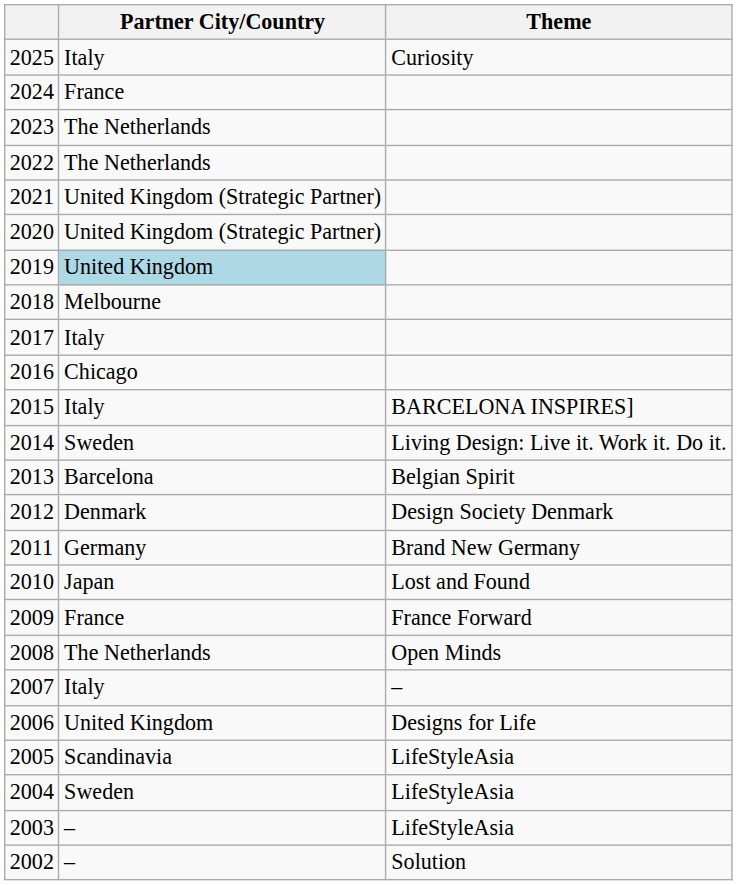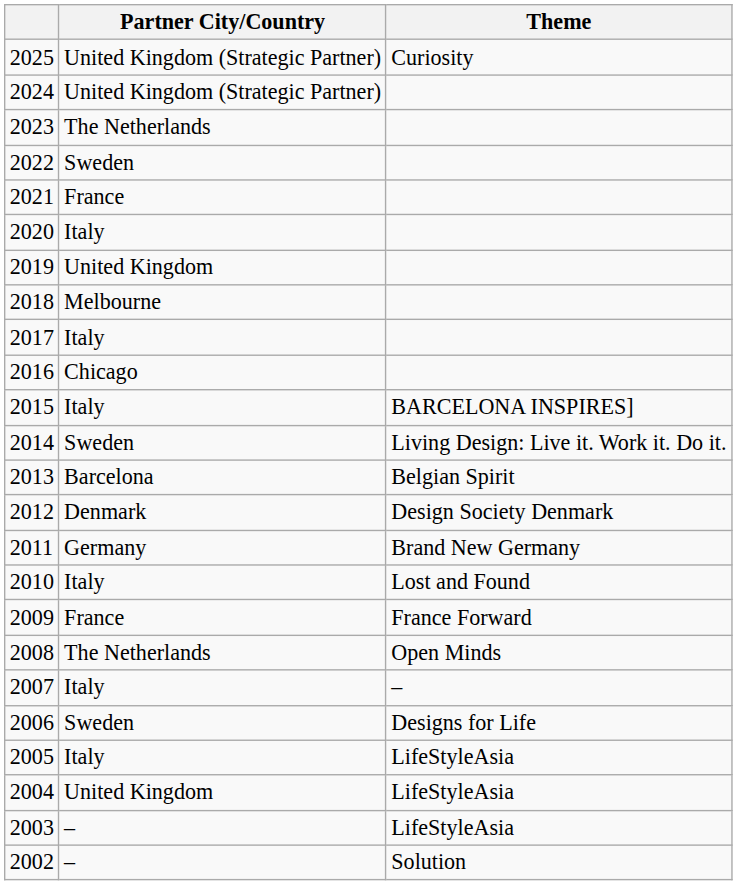(84, 57) Italy -> (223, 57) United Kingdom (Strategic Partner)
(94, 92) France -> (223, 92) United Kingdom (Strategic Partner)
(137, 162) The Netherlands -> (99, 162) Sweden
(223, 197) United Kingdom (Strategic Partner) -> (94, 197) France
(223, 232) United Kingdom (Strategic Partner) -> (84, 232) Italy
(139, 267) lightblue background -> (139, 267) no background
(89, 582) Japan -> (84, 582) Italy
(139, 722) United Kingdom -> (99, 722) Sweden
(118, 757) Scandinavia -> (84, 757) Italy
(99, 792) Sweden -> (139, 792) United Kingdom
